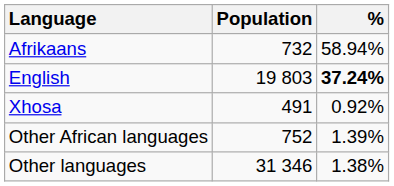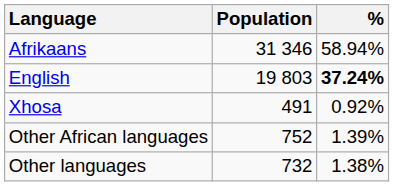(297, 48) 732 -> (284, 48) 31 346
(284, 166) 31 346 -> (297, 166) 732
